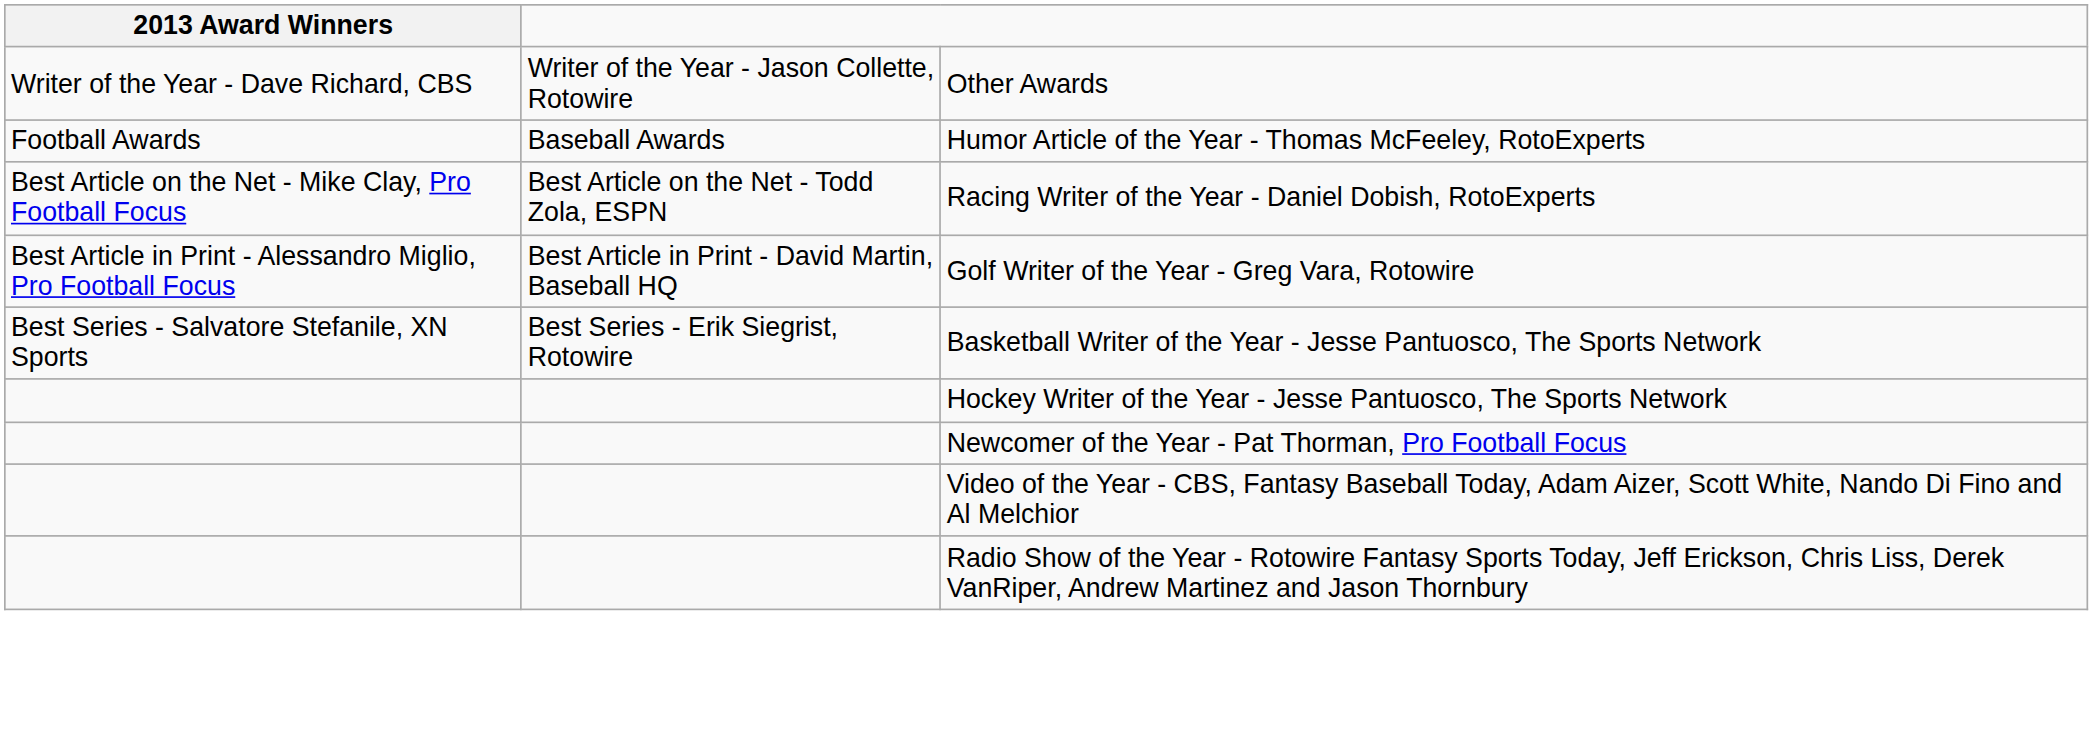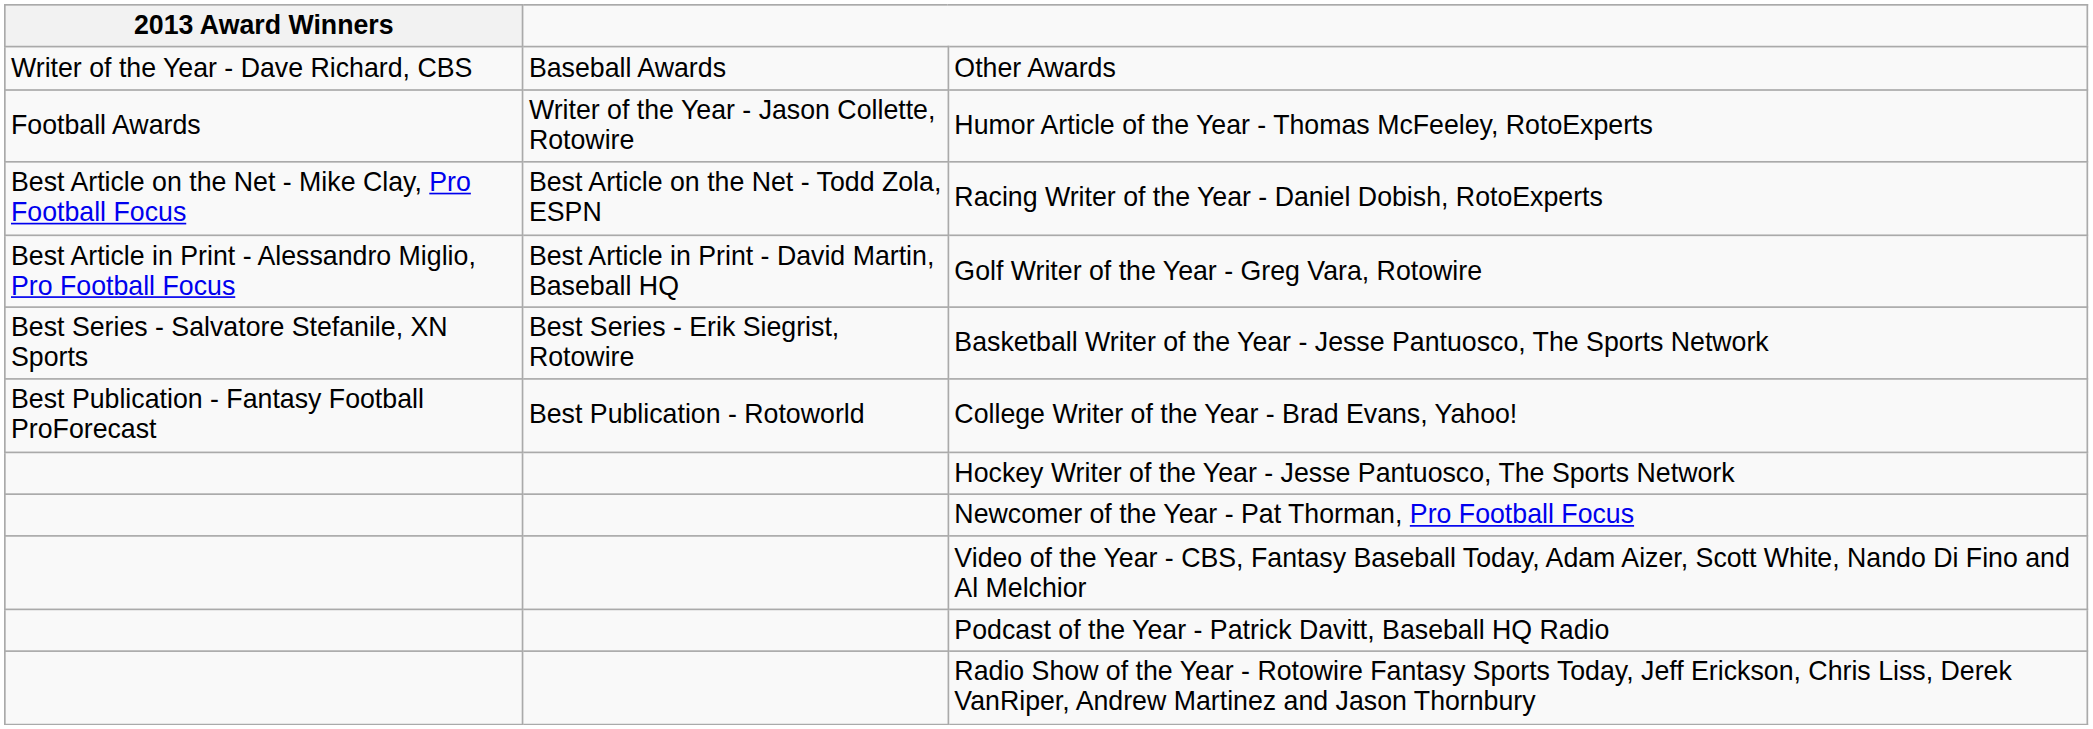(731, 83) Writer of the Year - Jason Collette, Rotowire -> (627, 68) Baseball Awards
(626, 140) Baseball Awards -> (732, 125) Writer of the Year - Jason Collette, Rotowire
+ row: (1236, 415)
+ row: (1282, 629)
